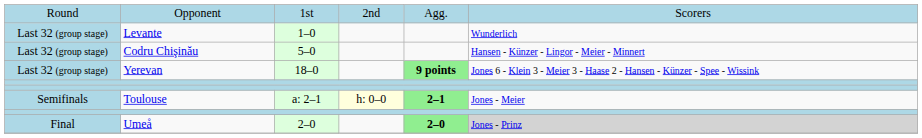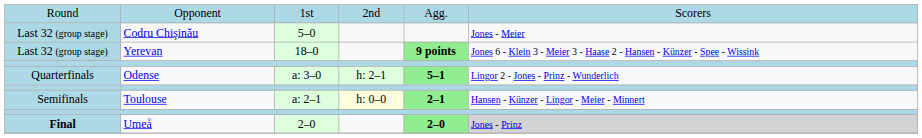- row: (143, 32)
(558, 52) Hansen - Künzer - Lingor - Meier - Minnert -> (498, 33) Jones - Meier
+ row: (141, 75)
(498, 100) Jones - Meier -> (558, 100) Hansen - Künzer - Lingor - Meier - Minnert
(63, 124) normal -> (63, 124) bold
